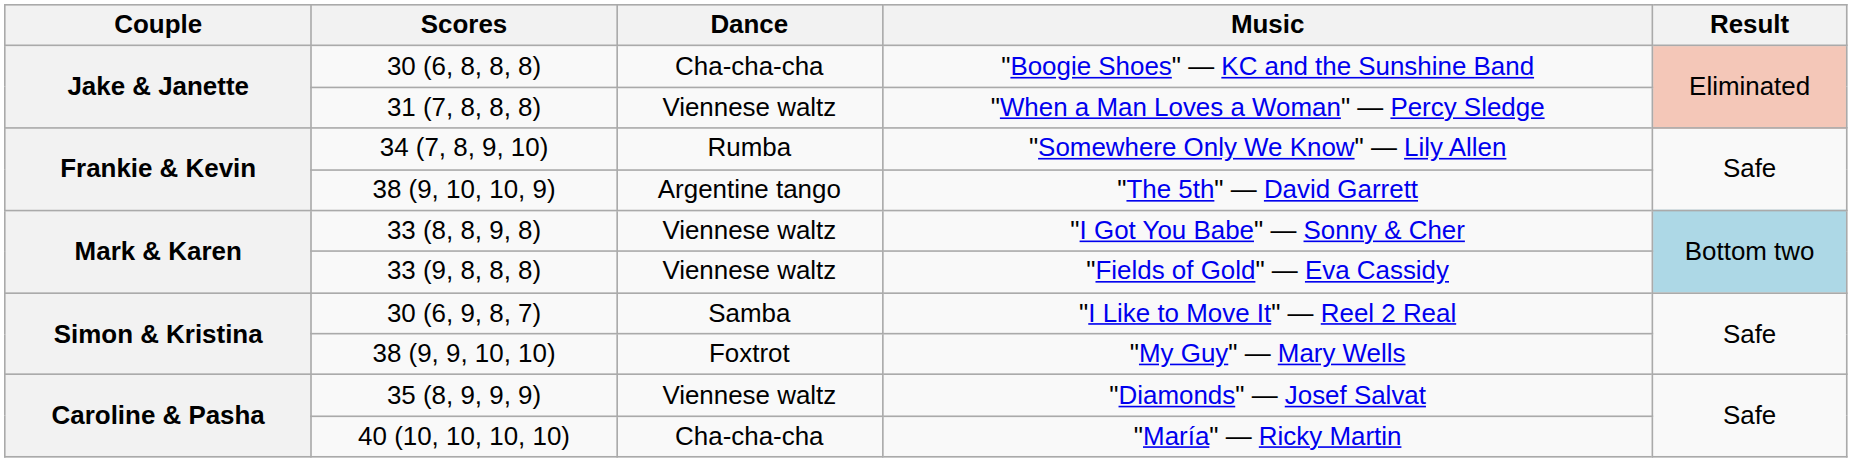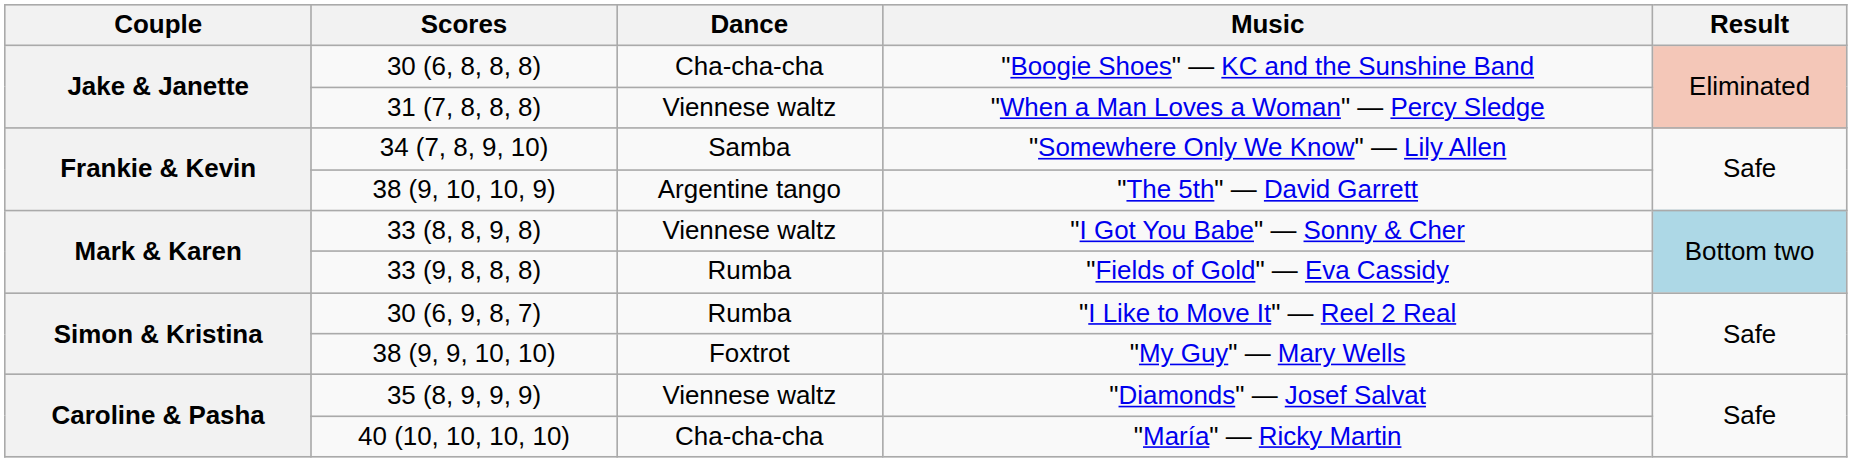(749, 148) Rumba -> (749, 148) Samba
(749, 271) Viennese waltz -> (749, 271) Rumba
(749, 312) Samba -> (749, 312) Rumba
